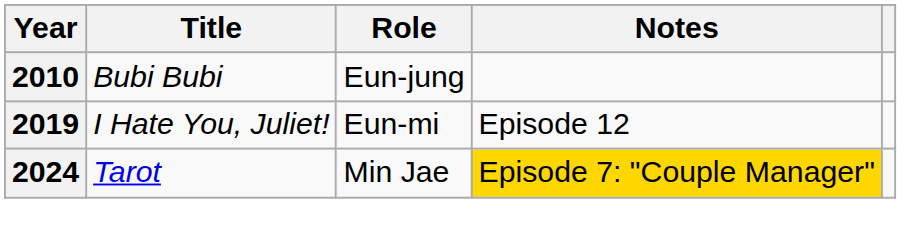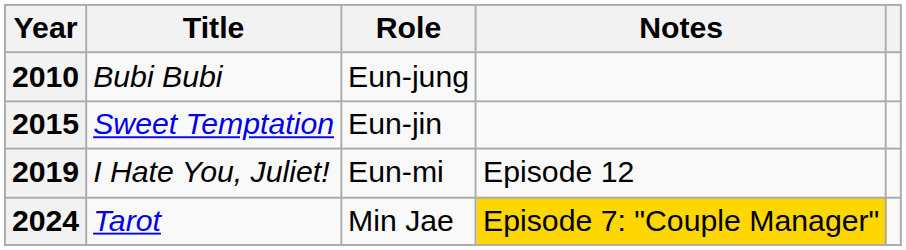+ row: (46, 124)
